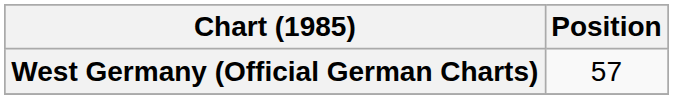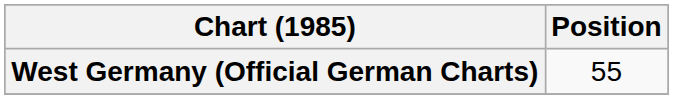(606, 71) 57 -> (606, 71) 55
